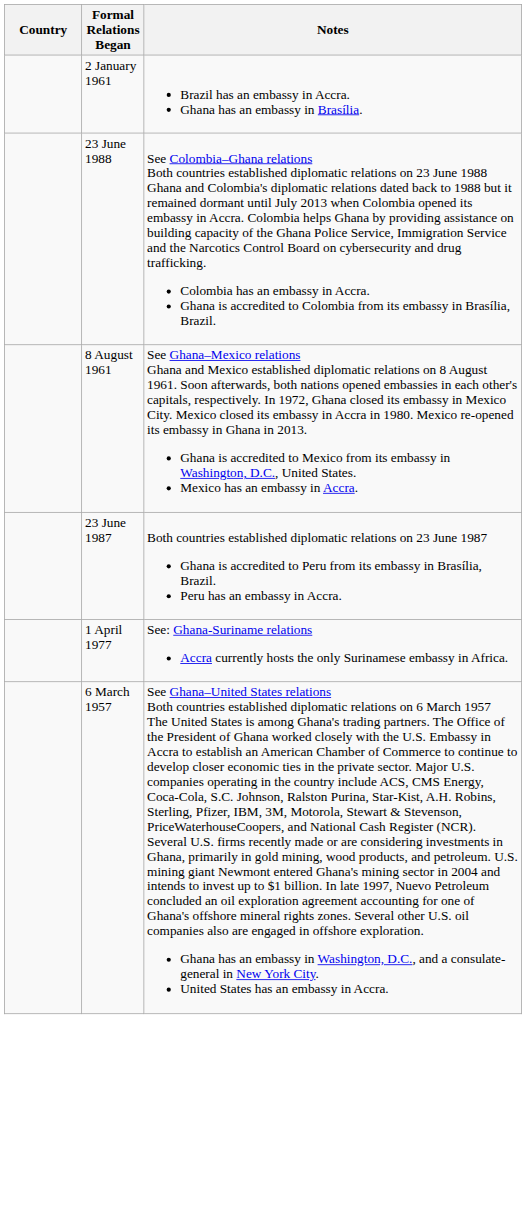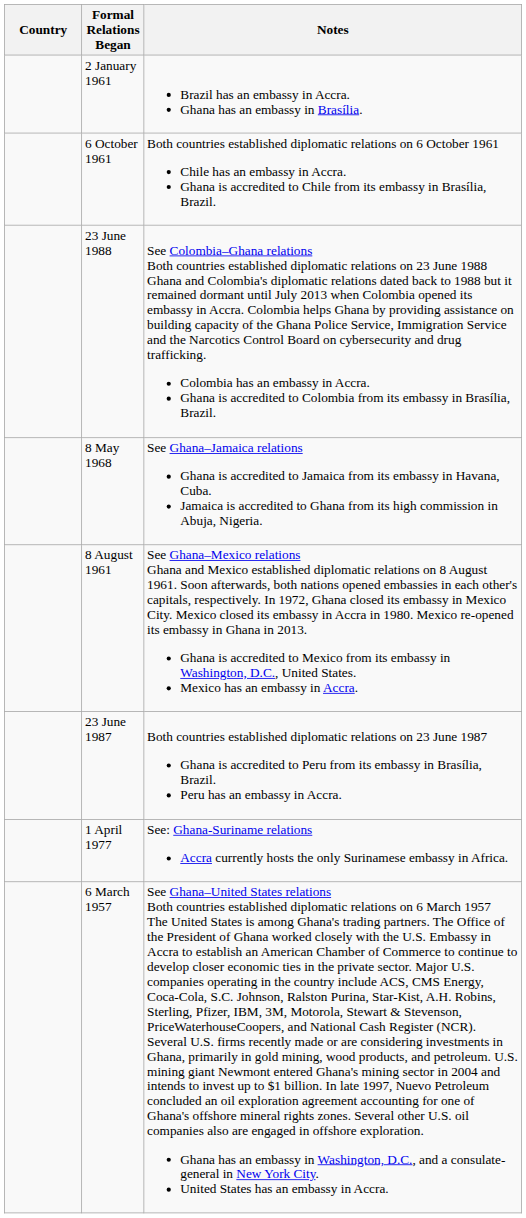+ row: (111, 150)
+ row: (102, 455)
